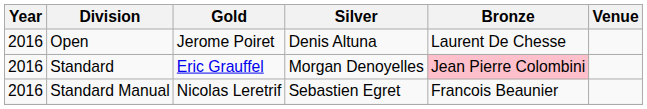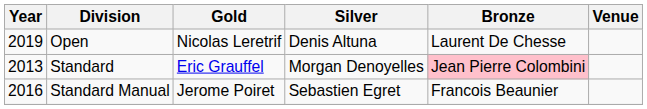(26, 41) 2016 -> (26, 41) 2019
(226, 41) Jerome Poiret -> (229, 41) Nicolas Leretrif
(26, 66) 2016 -> (26, 66) 2013
(229, 91) Nicolas Leretrif -> (226, 91) Jerome Poiret
